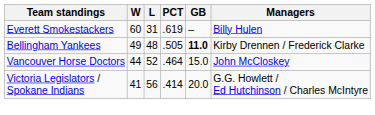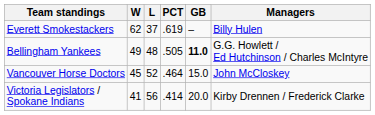(136, 29) 60 -> (136, 29) 62
(152, 29) 31 -> (152, 29) 37
(289, 45) Kirby Drennen / Frederick Clarke -> (291, 51) G.G. Howlett / Ed Hutchinson / Charles McIntyre
(136, 62) 44 -> (136, 73) 45
(291, 84) G.G. Howlett / Ed Hutchinson / Charles McIntyre -> (289, 96) Kirby Drennen / Frederick Clarke
